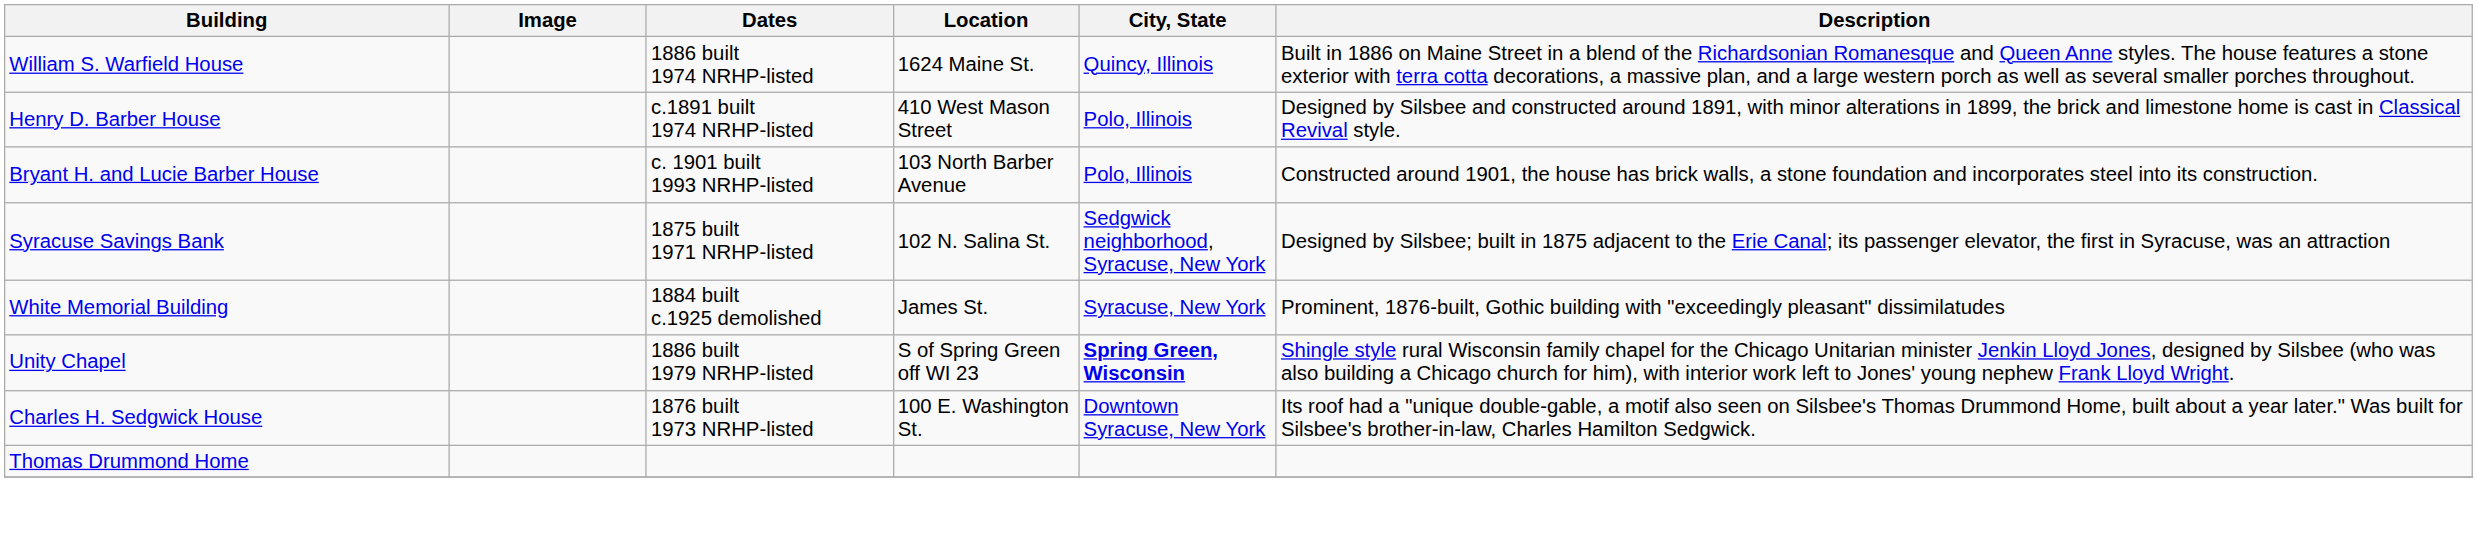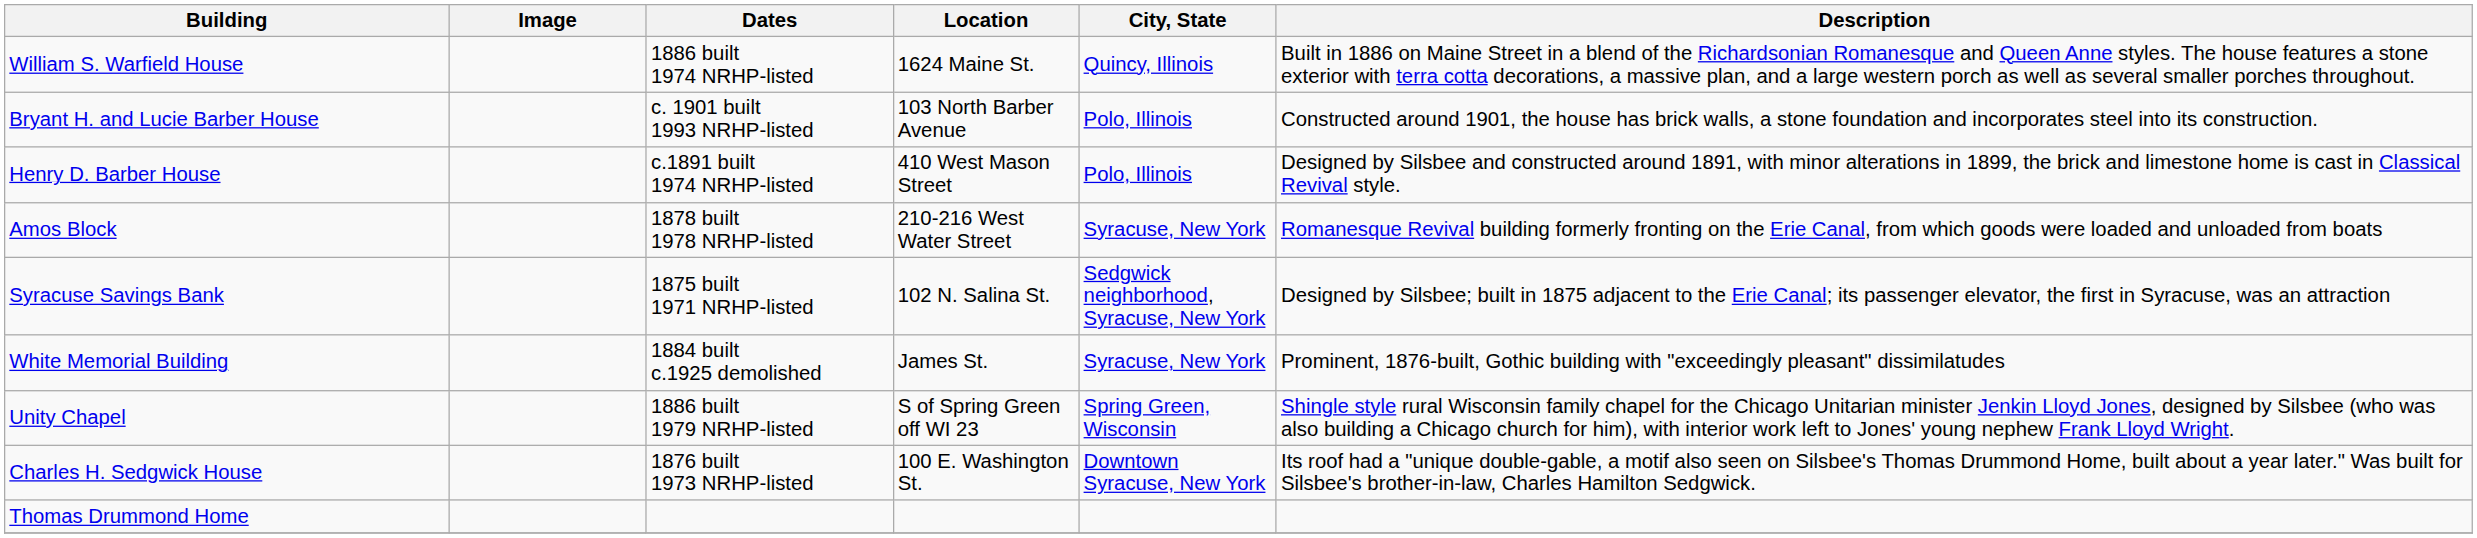rows swapped: (164, 174) <-> (115, 119)
+ row: (63, 229)
(1151, 362) bold -> (1147, 417) normal
